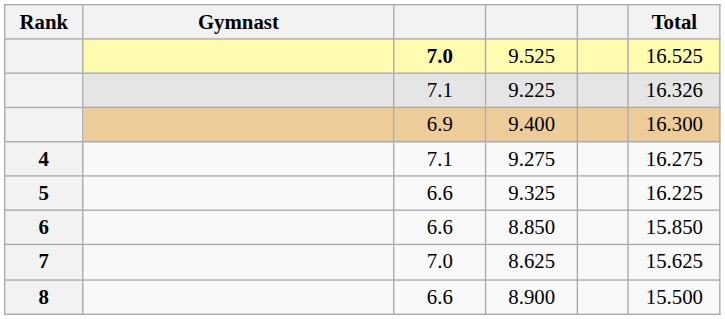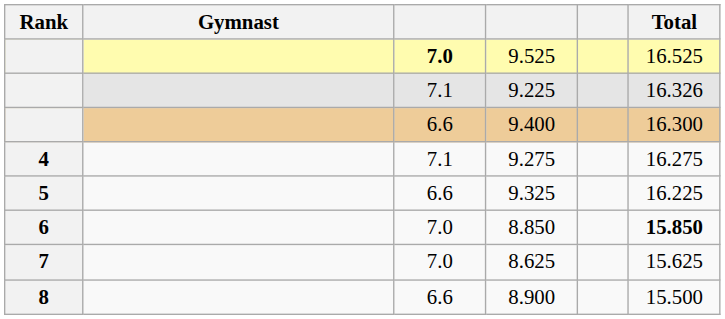(440, 124) 6.9 -> (440, 124) 6.6
(440, 227) 6.6 -> (440, 227) 7.0
(674, 227) normal -> (674, 227) bold
